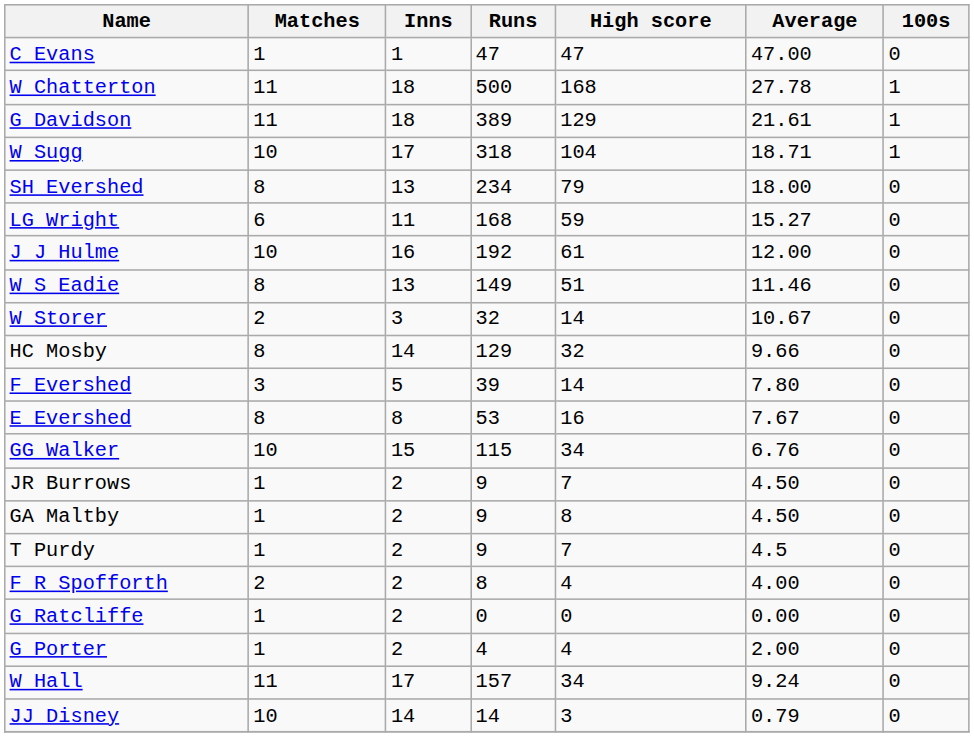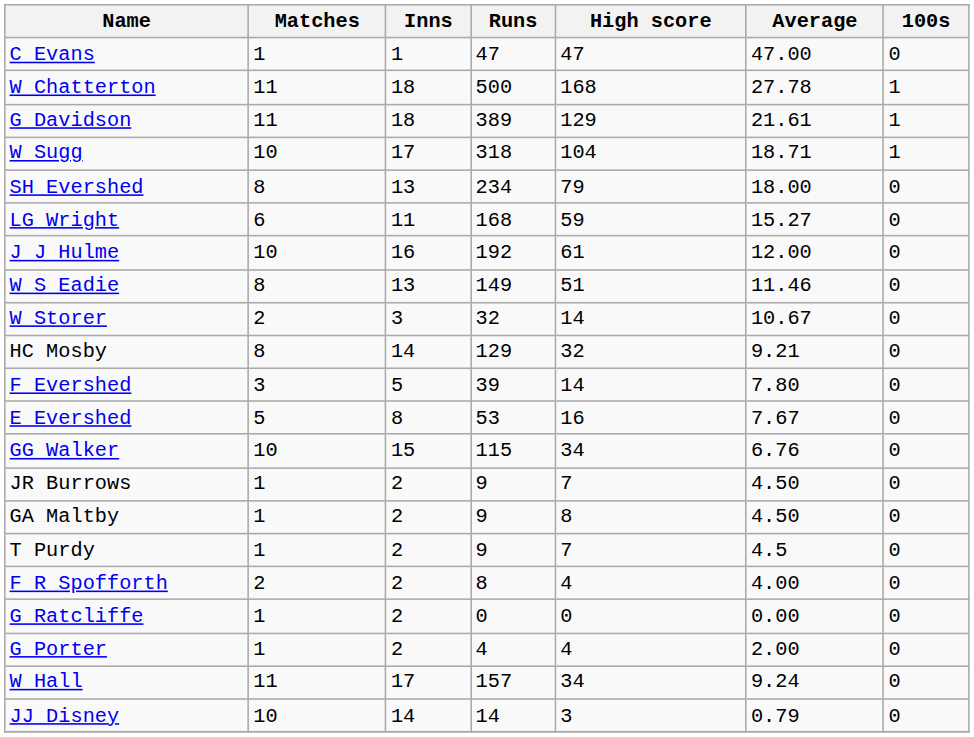(775, 352) 9.66 -> (775, 352) 9.21
(259, 418) 8 -> (259, 418) 5
